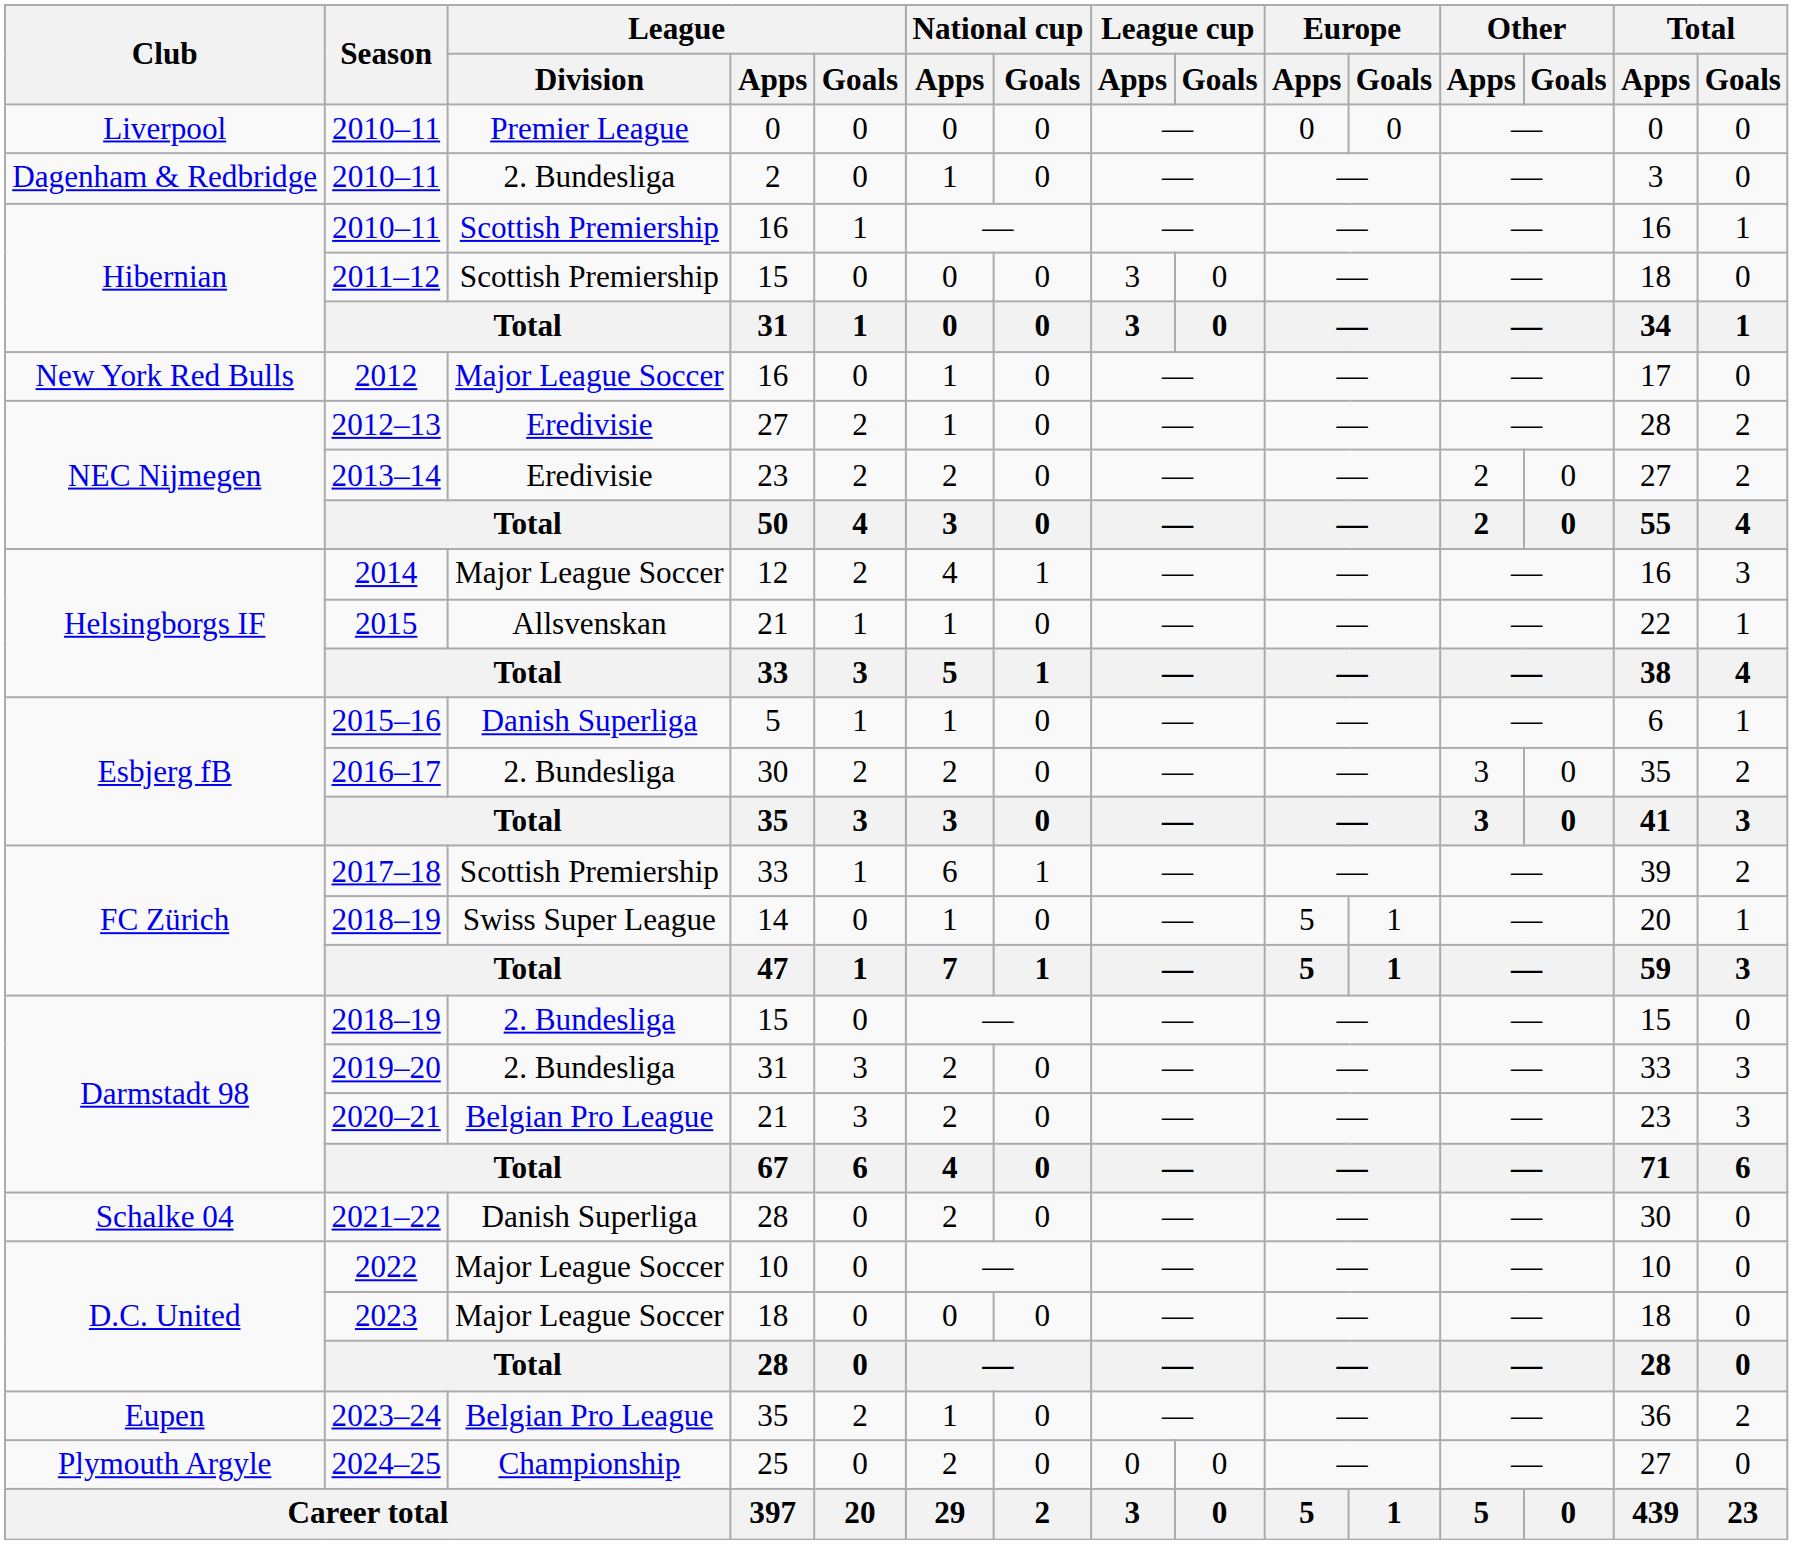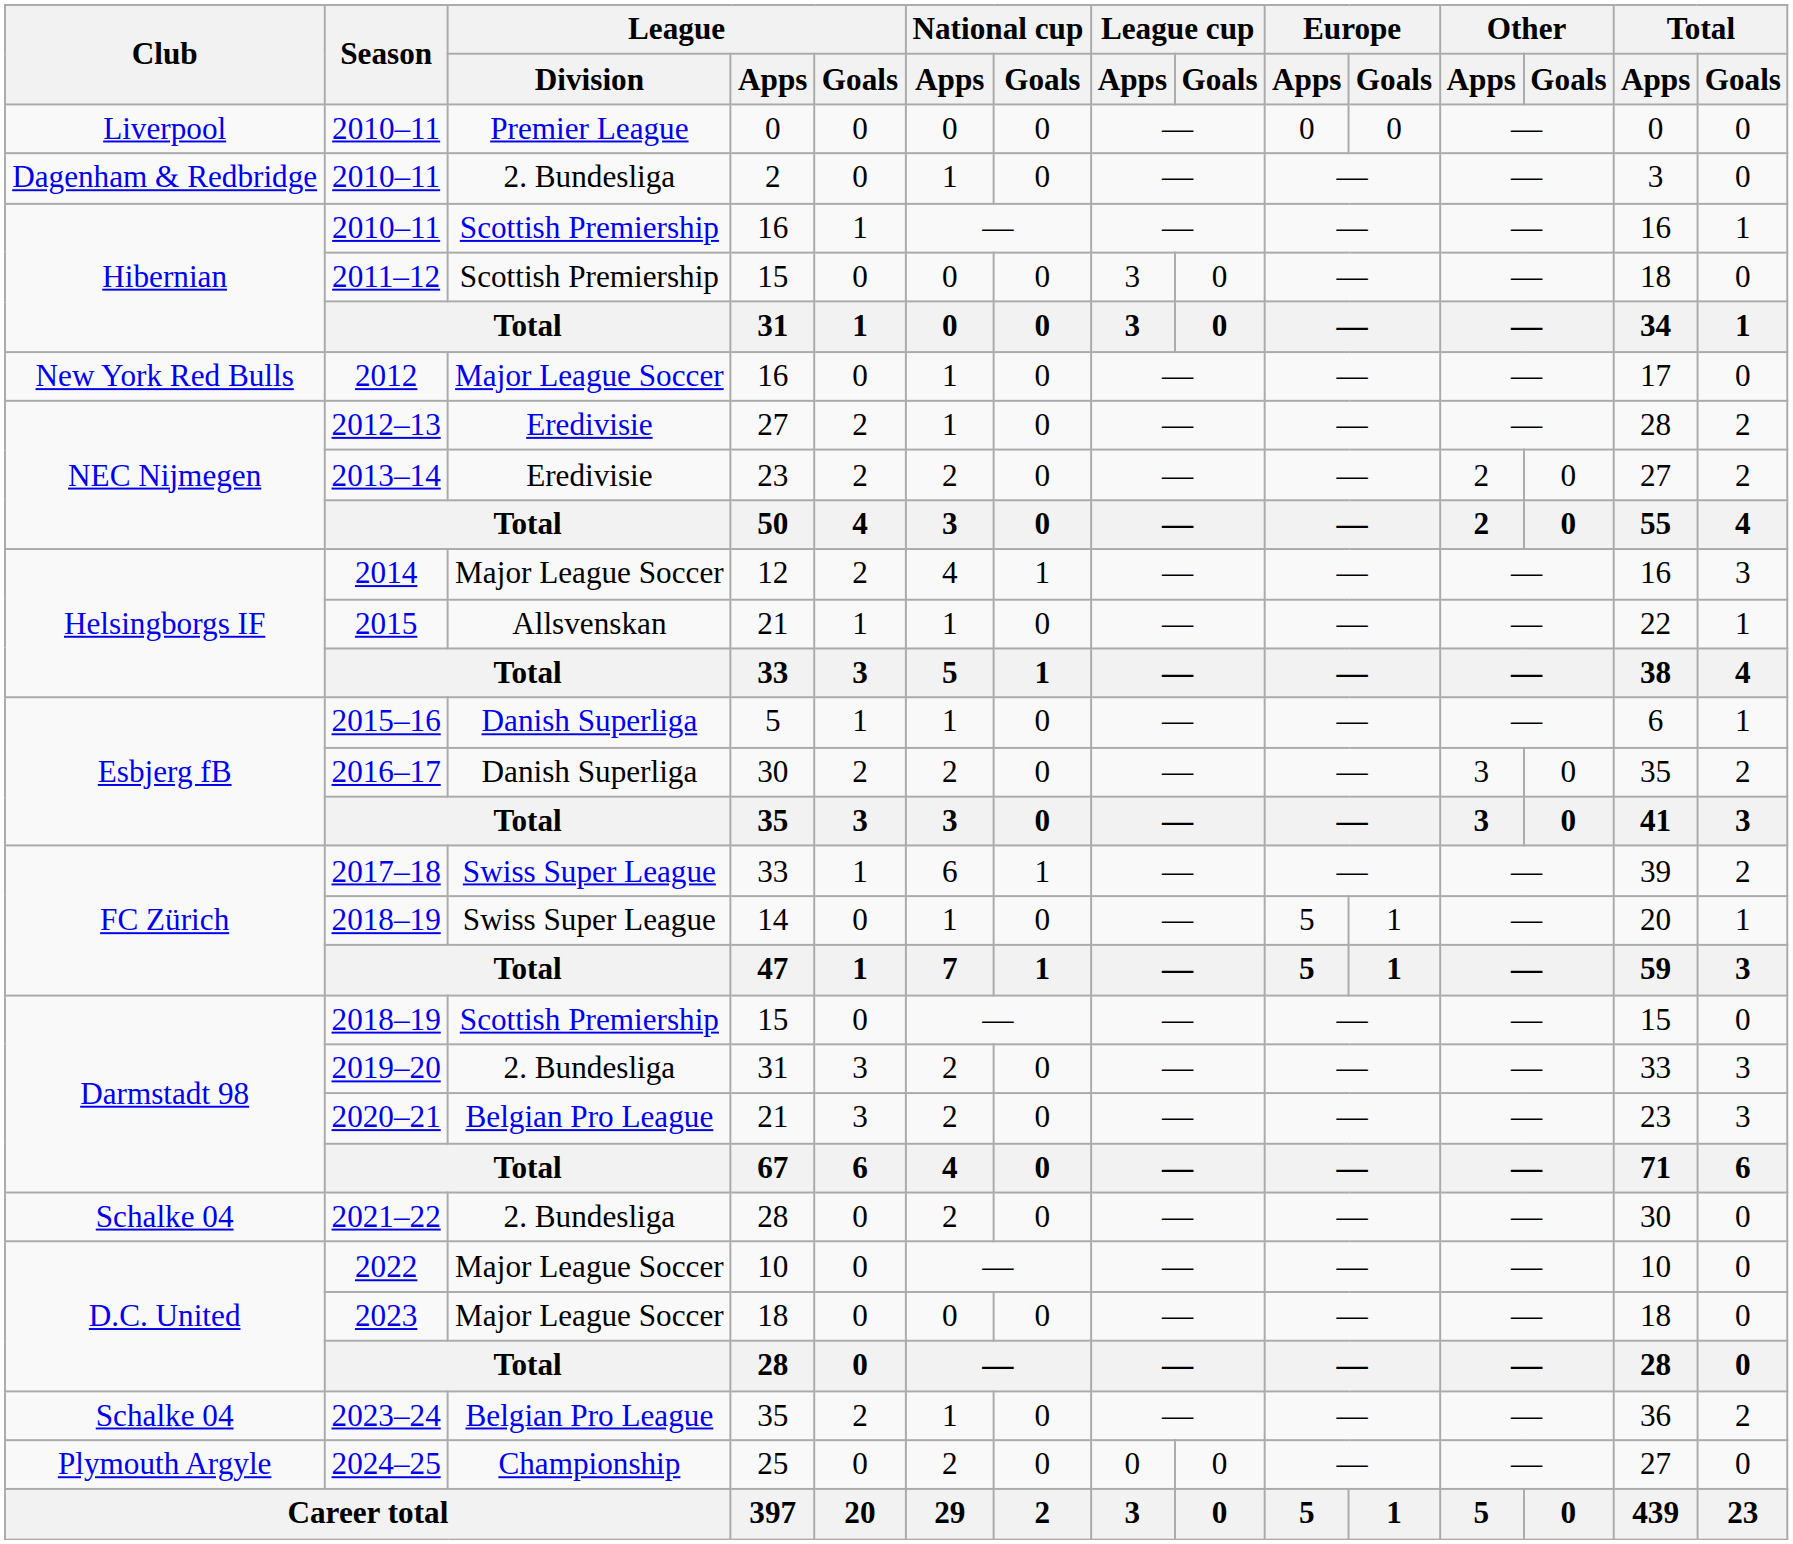(589, 771) 2. Bundesliga -> (589, 771) Danish Superliga
(589, 870) Scottish Premiership -> (589, 870) Swiss Super League
(589, 1018) 2. Bundesliga -> (589, 1018) Scottish Premiership
(589, 1216) Danish Superliga -> (589, 1216) 2. Bundesliga
(165, 1414) Eupen -> (165, 1414) Schalke 04
